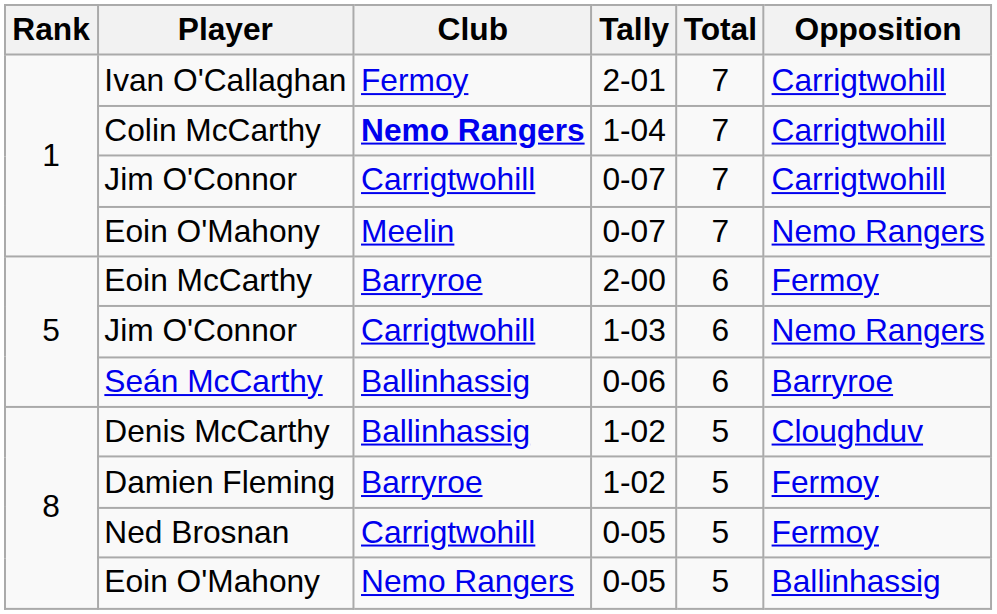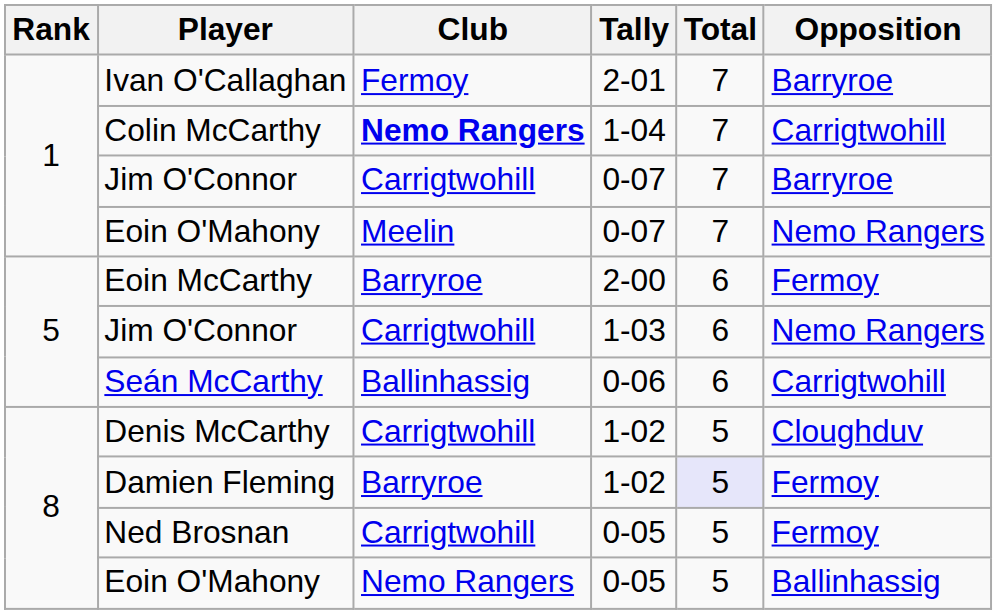(859, 79) Carrigtwohill -> (832, 79) Barryroe
(859, 180) Carrigtwohill -> (832, 180) Barryroe
(832, 381) Barryroe -> (859, 381) Carrigtwohill
(446, 431) Ballinhassig -> (448, 431) Carrigtwohill
(720, 481) no background -> (720, 481) lavender background
